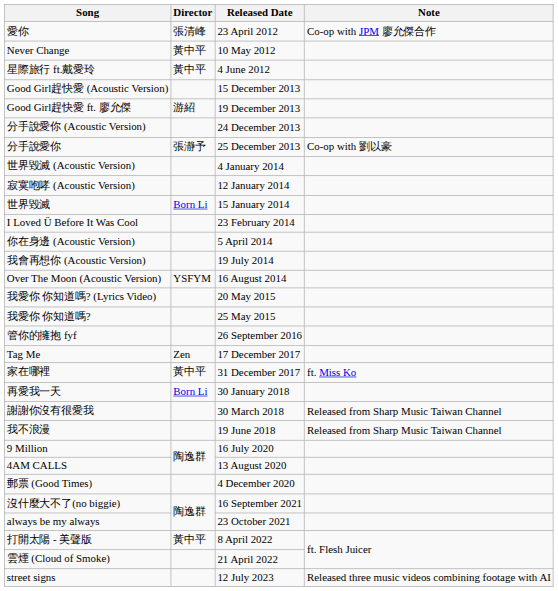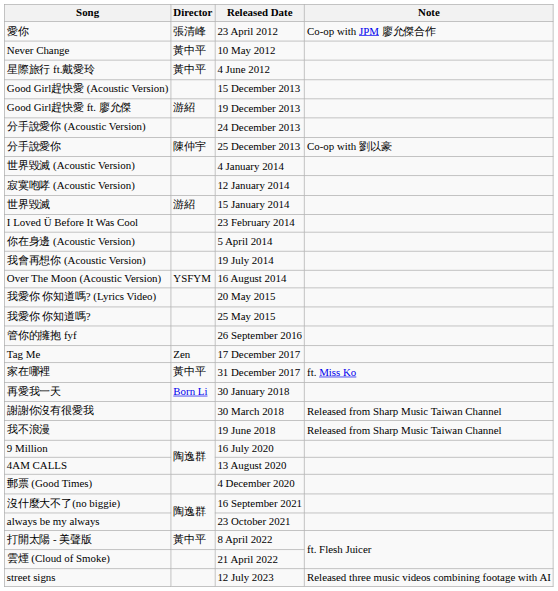(190, 146) 張瀞予 -> (190, 146) 陳仲宇
(190, 205) Born Li -> (184, 204) 游紹
